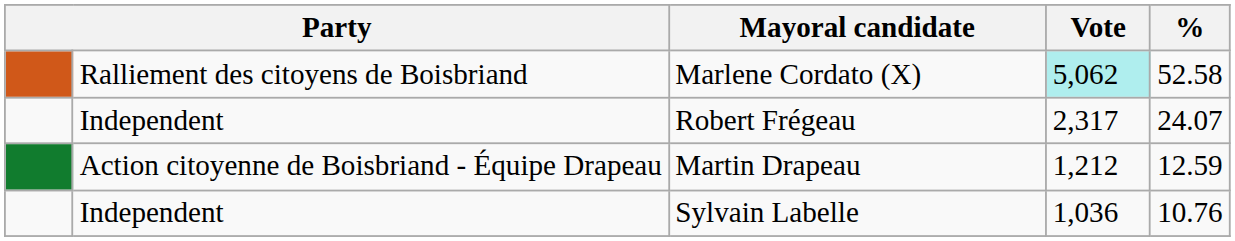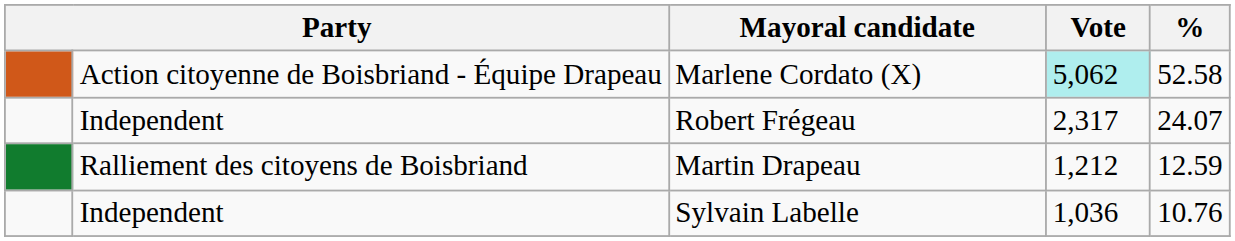(304, 73) Ralliement des citoyens de Boisbriand -> (371, 73) Action citoyenne de Boisbriand - Équipe Drapeau
(371, 166) Action citoyenne de Boisbriand - Équipe Drapeau -> (304, 166) Ralliement des citoyens de Boisbriand
